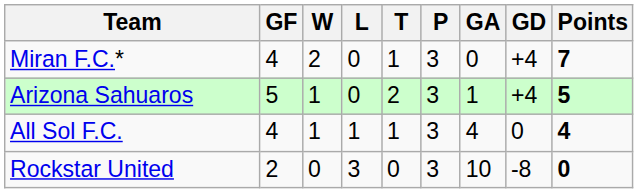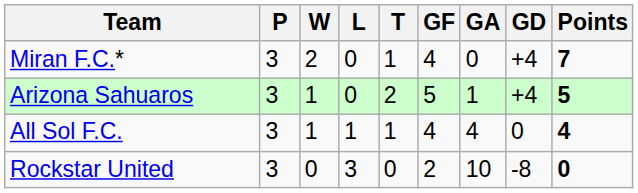columns swapped: (441, 22) <-> (281, 22)
